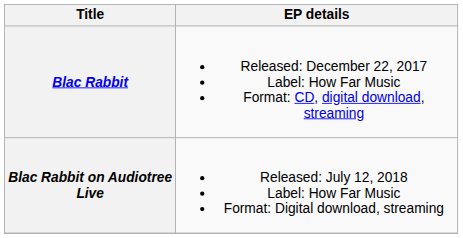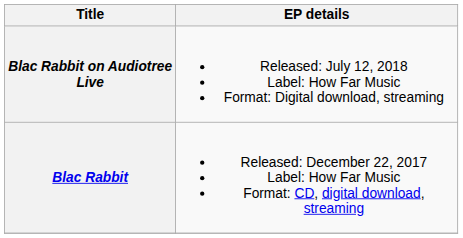rows swapped: (90, 81) <-> (90, 185)
